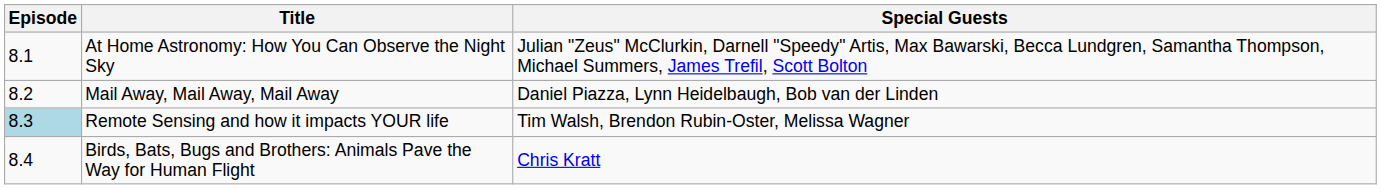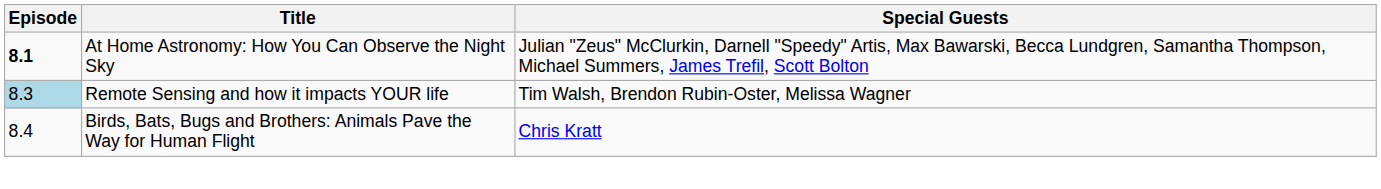(21, 56) normal -> (21, 56) bold
- row: (212, 94)
